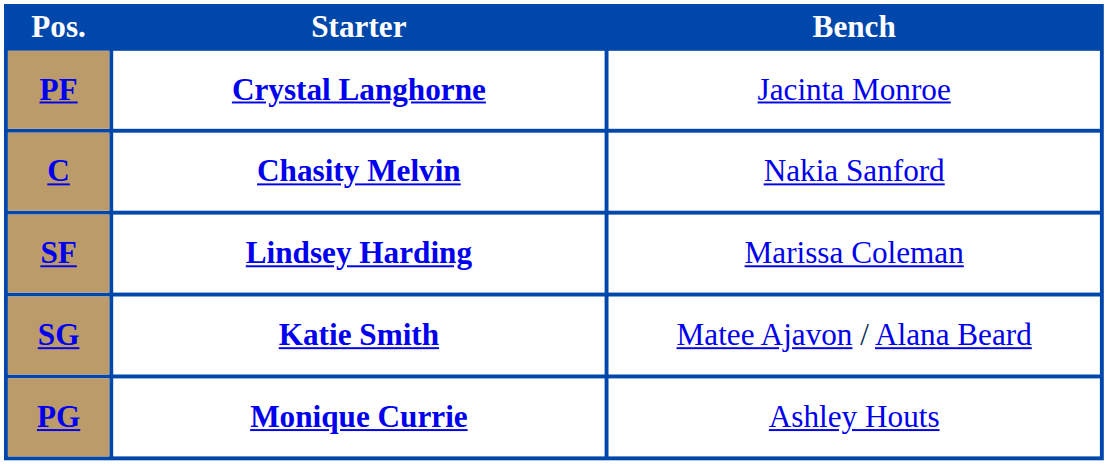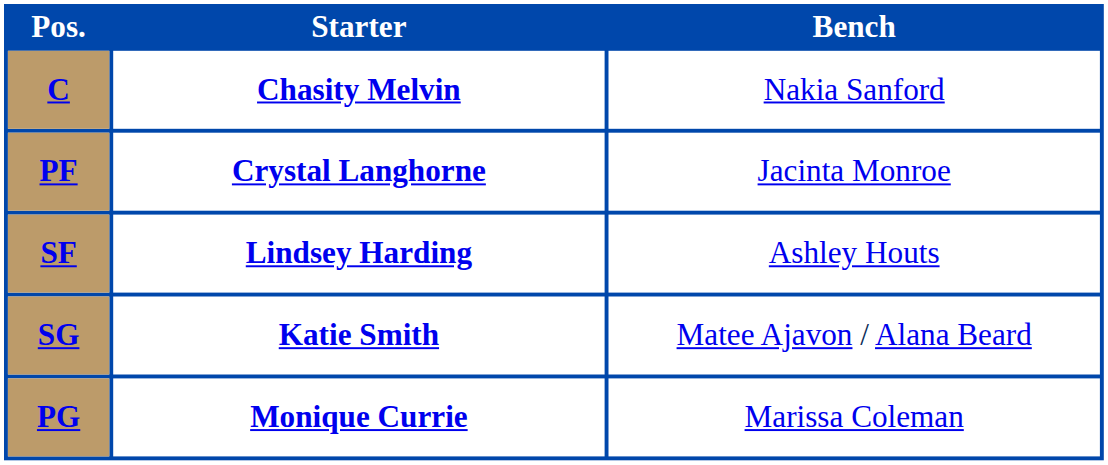rows swapped: (59, 171) <-> (59, 89)
(854, 253) Marissa Coleman -> (854, 253) Ashley Houts
(854, 416) Ashley Houts -> (854, 416) Marissa Coleman
